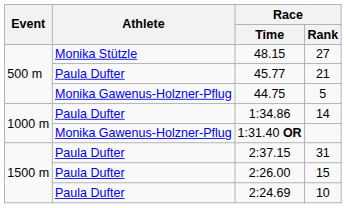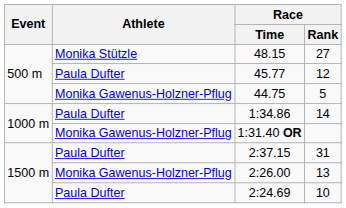(323, 74) 21 -> (323, 74) 12
(90, 173) Paula Dufter -> (143, 173) Monika Gawenus-Holzner-Pflug
(323, 173) 15 -> (323, 173) 13
